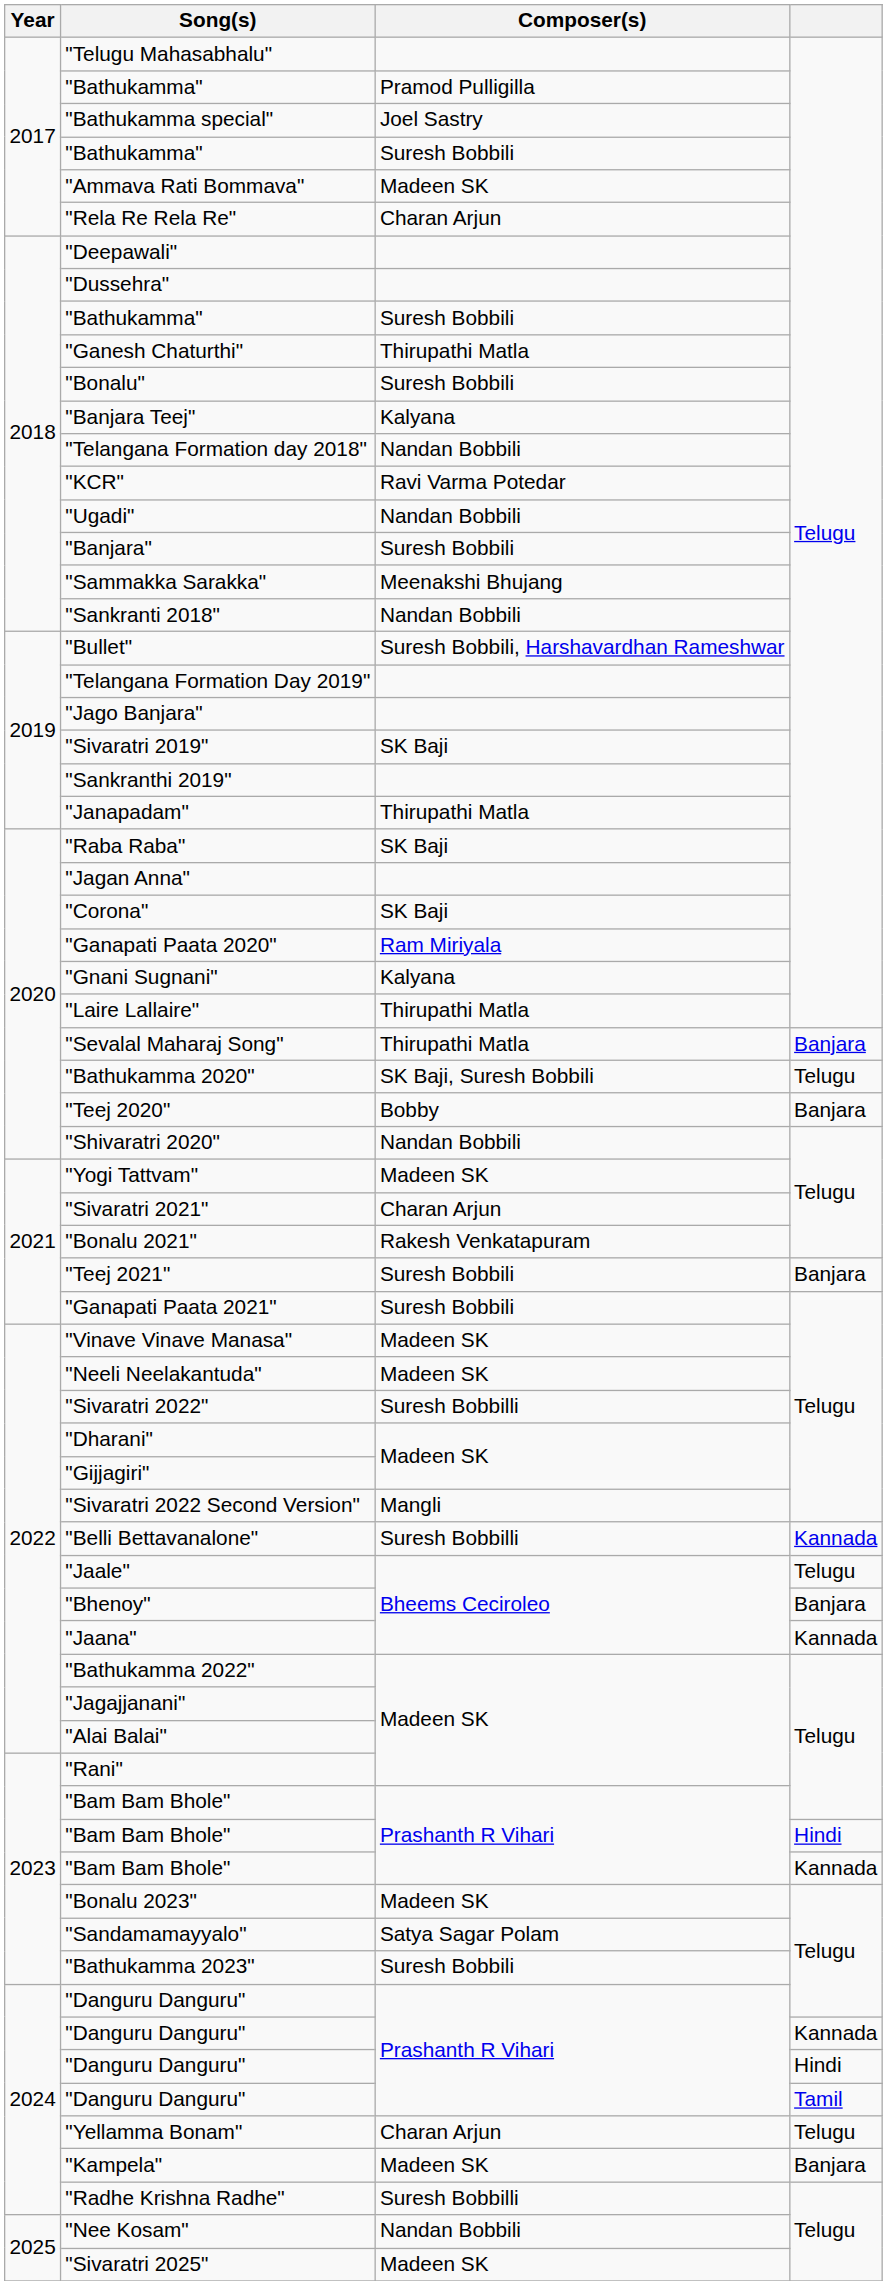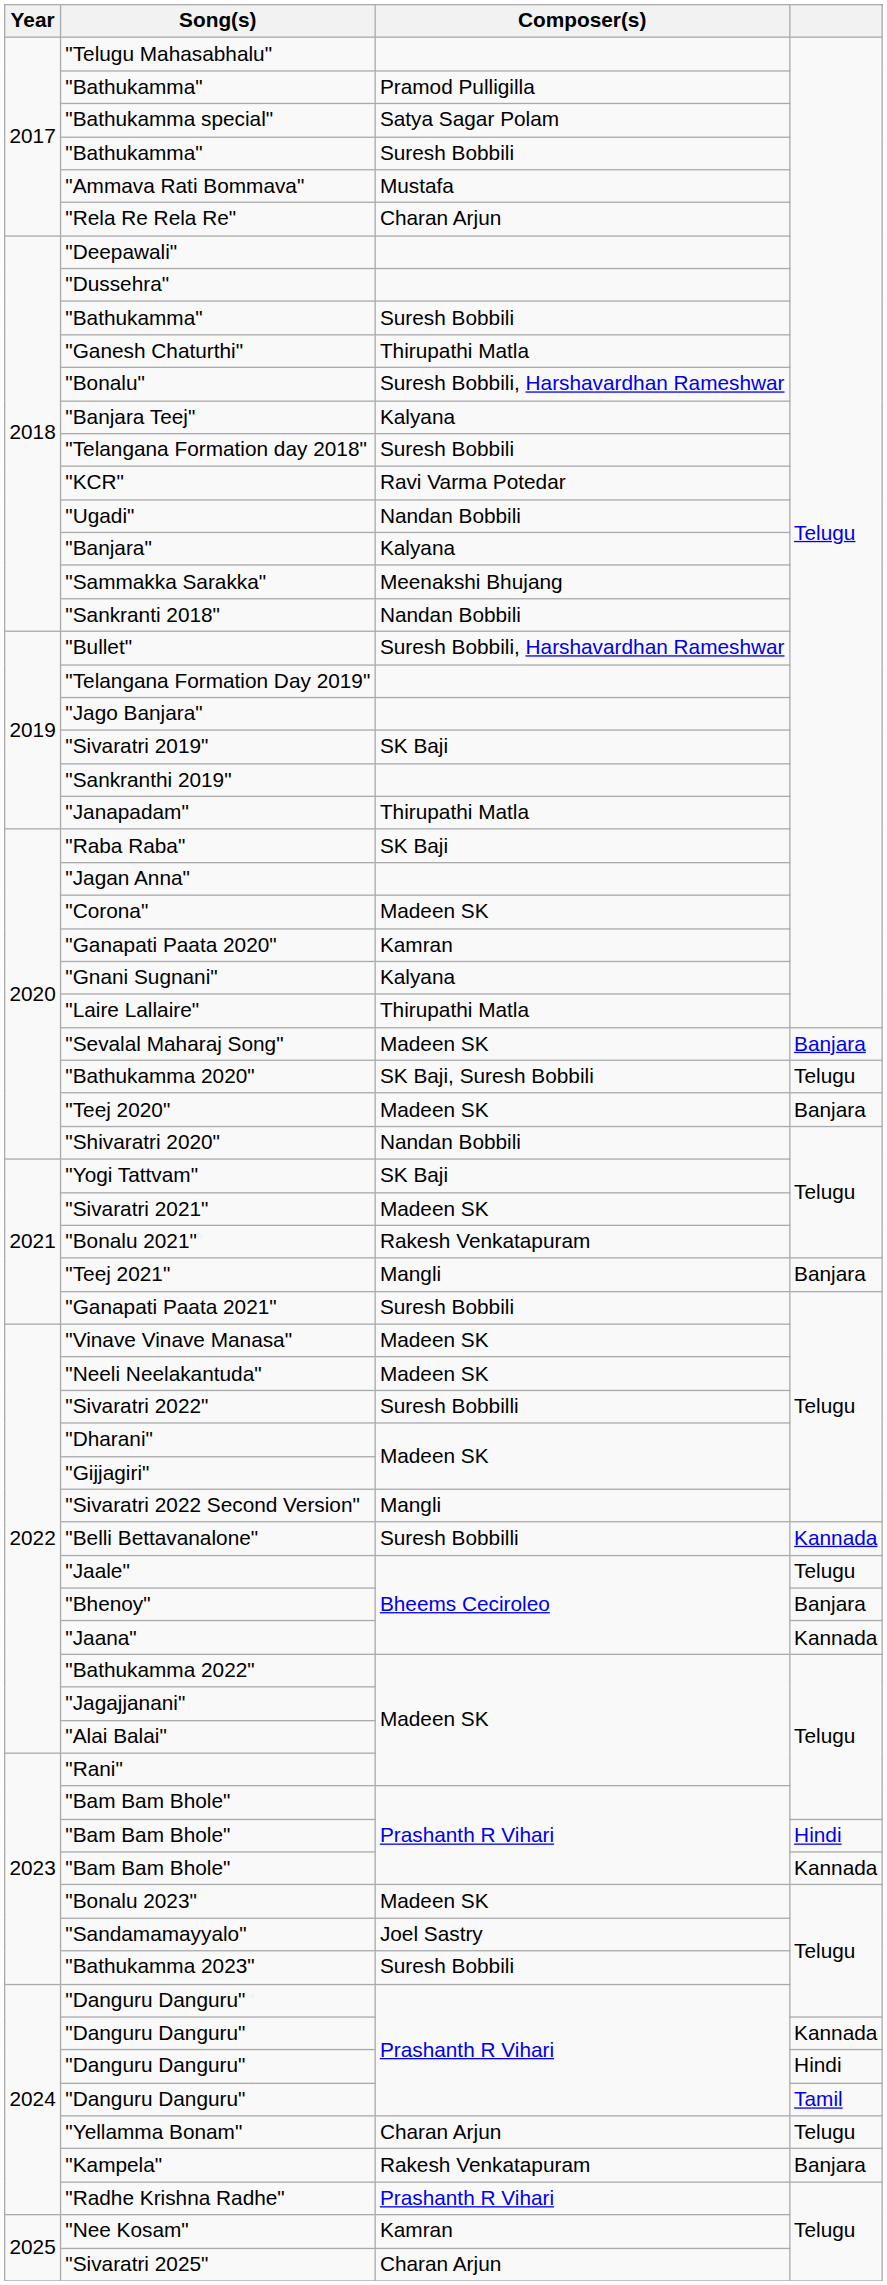(431, 119) Joel Sastry -> (469, 119) Satya Sagar Polam
(434, 185) Madeen SK -> (417, 185) Mustafa
(447, 383) Suresh Bobbili -> (582, 383) Suresh Bobbili, Harshavardhan Rameshwar
(450, 449) Nandan Bobbili -> (447, 449) Suresh Bobbili
(447, 548) Suresh Bobbili -> (417, 548) Kalyana
(414, 911) SK Baji -> (434, 911) Madeen SK
(441, 944) Ram Miriyala -> (416, 944) Kamran
(454, 1043) Thirupathi Matla -> (434, 1043) Madeen SK
(409, 1109) Bobby -> (434, 1109) Madeen SK
(434, 1175) Madeen SK -> (414, 1175) SK Baji
(441, 1208) Charan Arjun -> (434, 1208) Madeen SK
(447, 1274) Suresh Bobbili -> (411, 1274) Mangli
(469, 1934) Satya Sagar Polam -> (431, 1934) Joel Sastry
(434, 2165) Madeen SK -> (485, 2165) Rakesh Venkatapuram
(449, 2198) Suresh Bobbilli -> (467, 2198) Prashanth R Vihari
(450, 2231) Nandan Bobbili -> (416, 2231) Kamran
(434, 2264) Madeen SK -> (441, 2264) Charan Arjun
